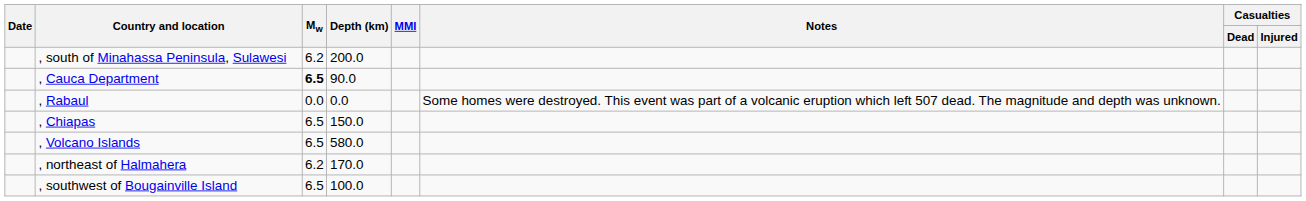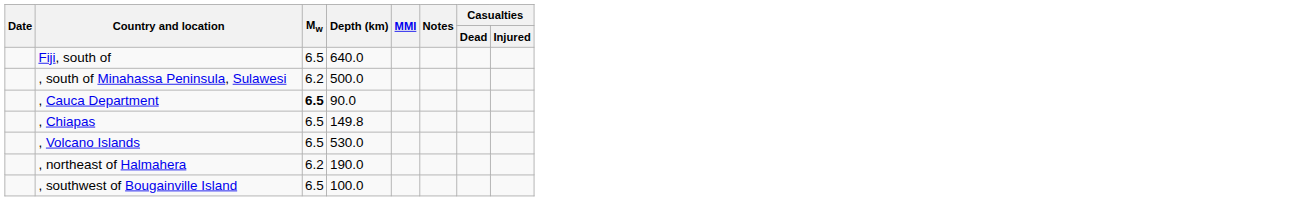+ row: (75, 57)
(347, 57) 200.0 -> (347, 79) 500.0
- row: (63, 100)
(347, 121) 150.0 -> (347, 121) 149.8
(347, 143) 580.0 -> (347, 143) 530.0
(347, 164) 170.0 -> (347, 164) 190.0
